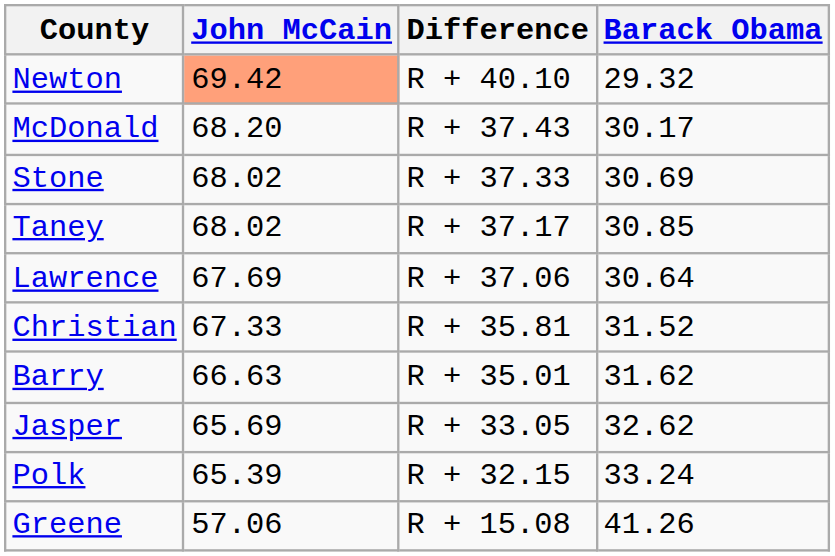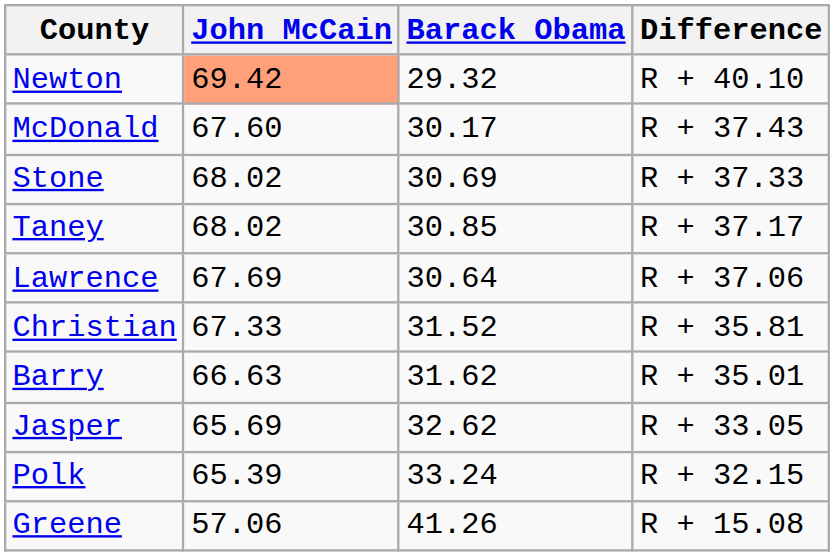columns swapped: (713, 30) <-> (498, 30)
(237, 129) 68.20 -> (237, 129) 67.60
